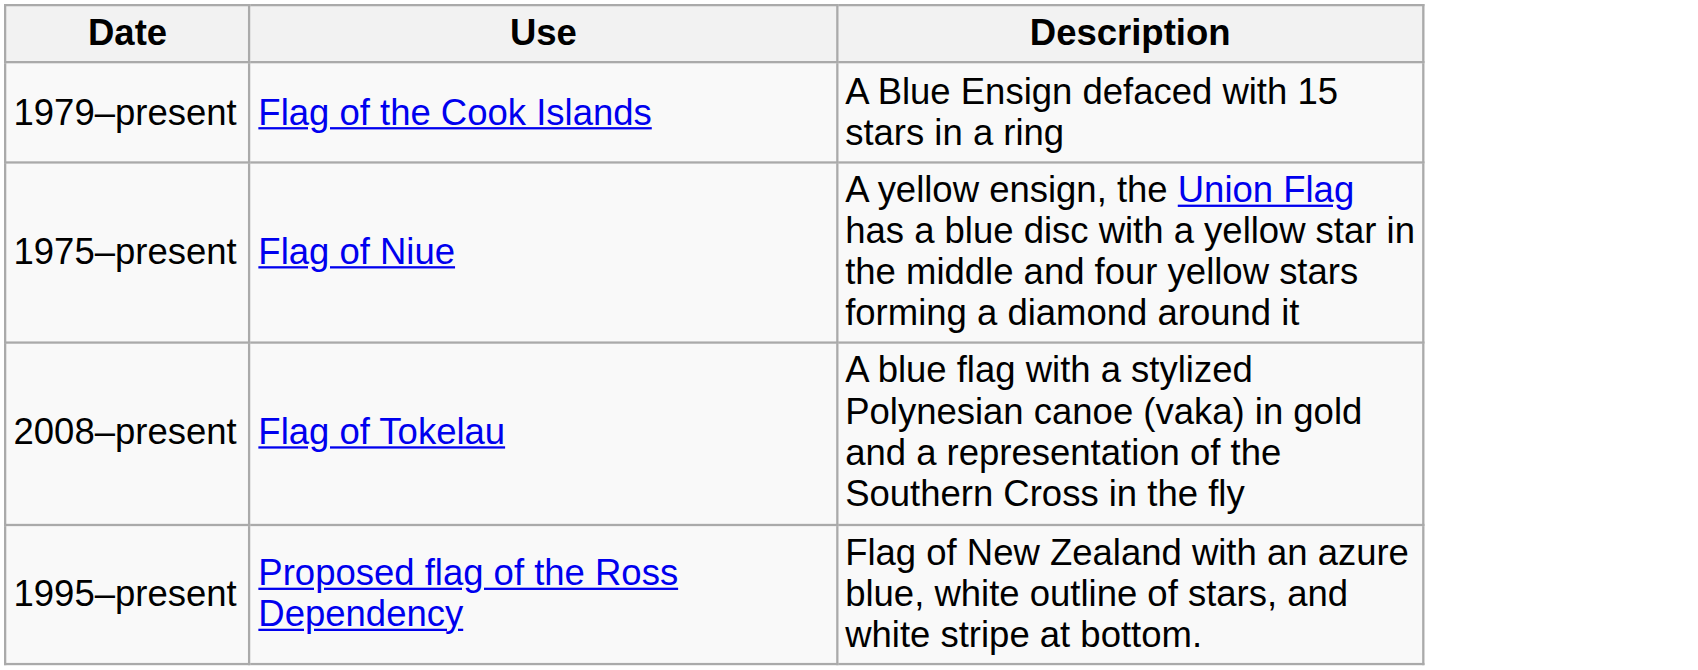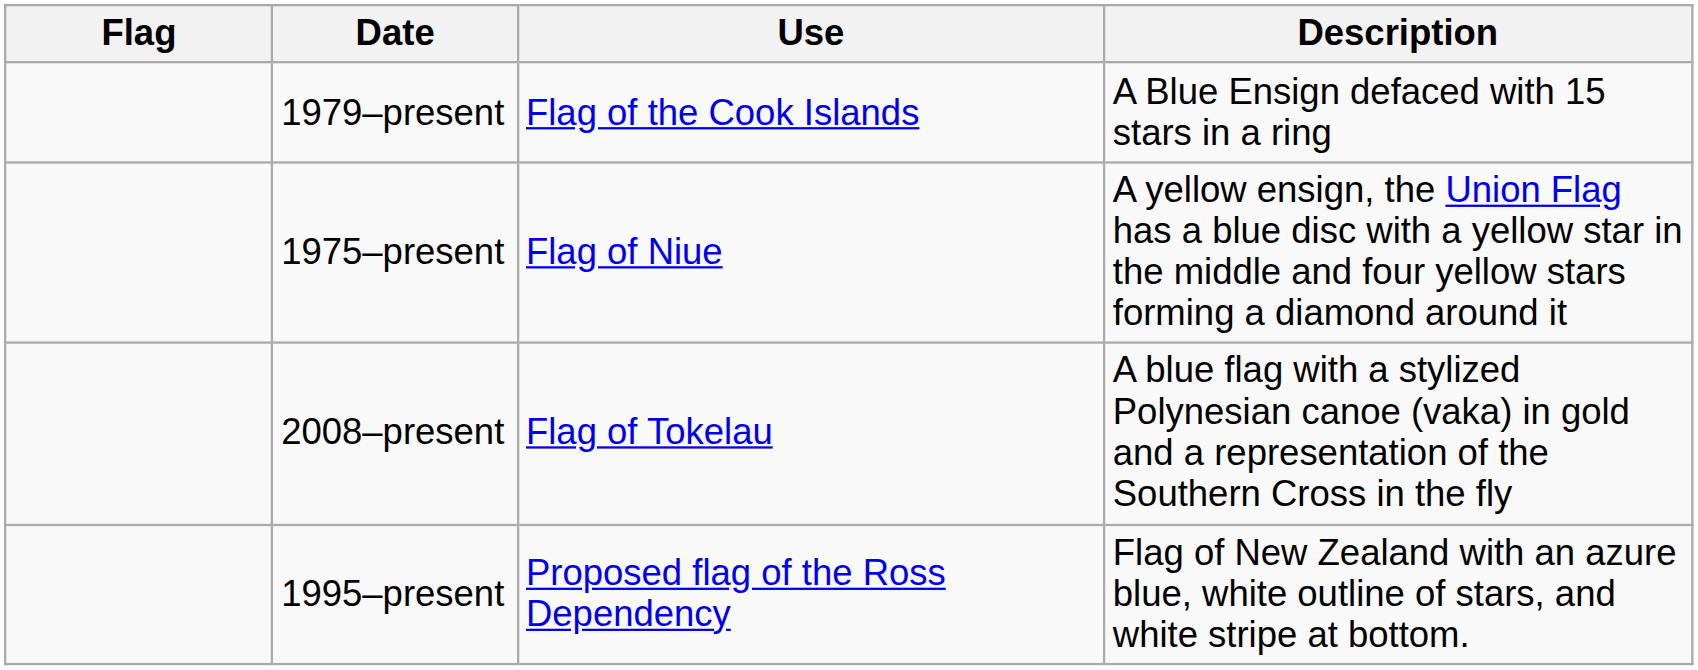+ column: (139, 33)
